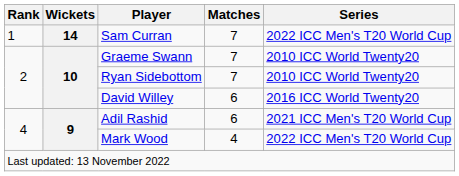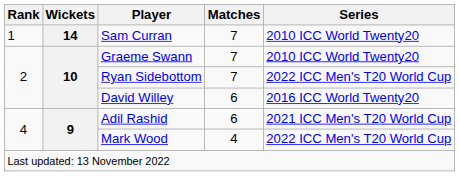(359, 35) 2022 ICC Men's T20 World Cup -> (343, 35) 2010 ICC World Twenty20
(343, 77) 2010 ICC World Twenty20 -> (359, 77) 2022 ICC Men's T20 World Cup
